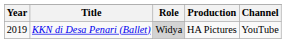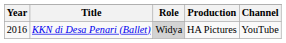(17, 30) 2019 -> (17, 30) 2016
